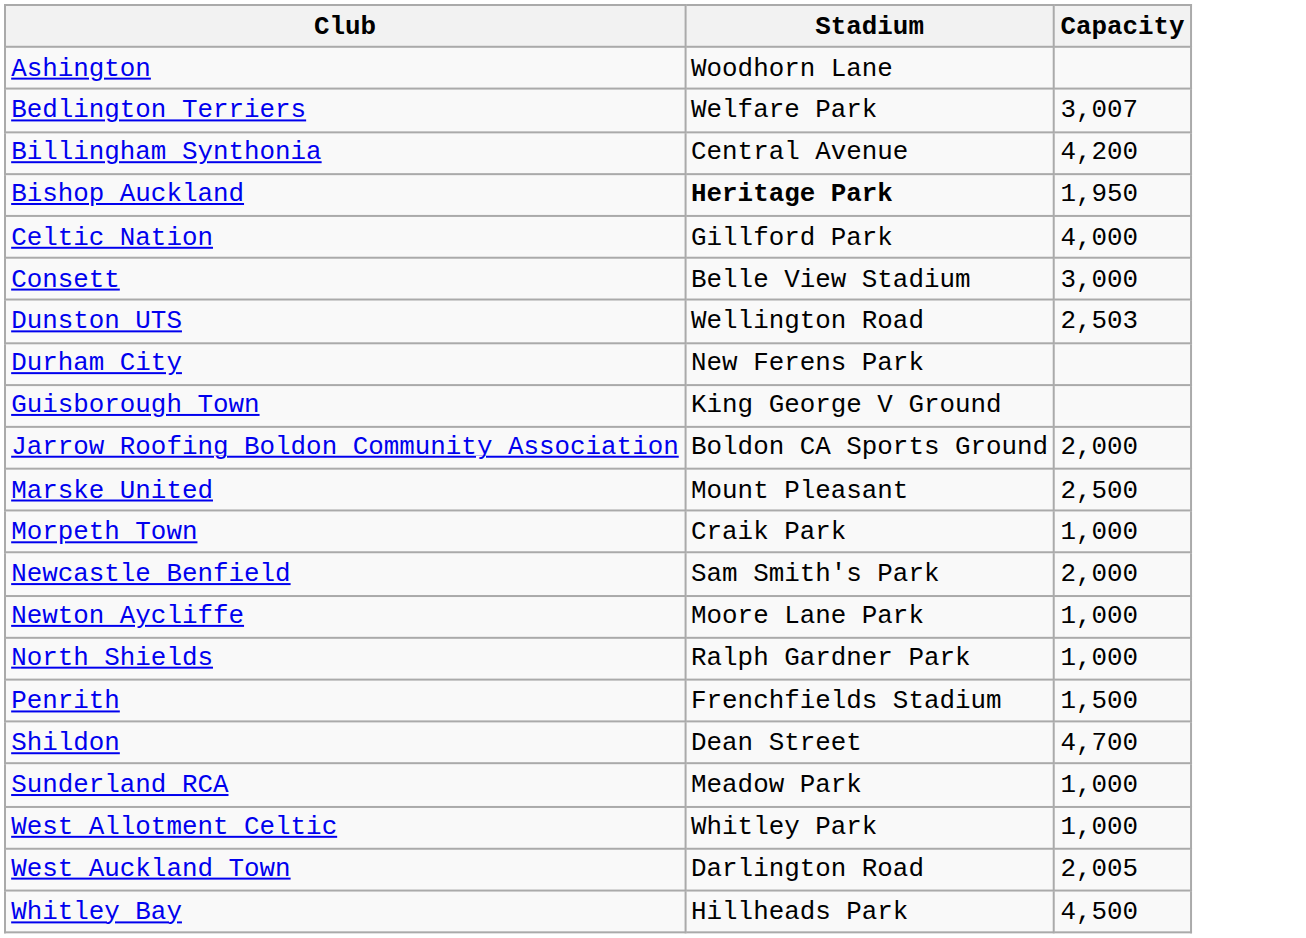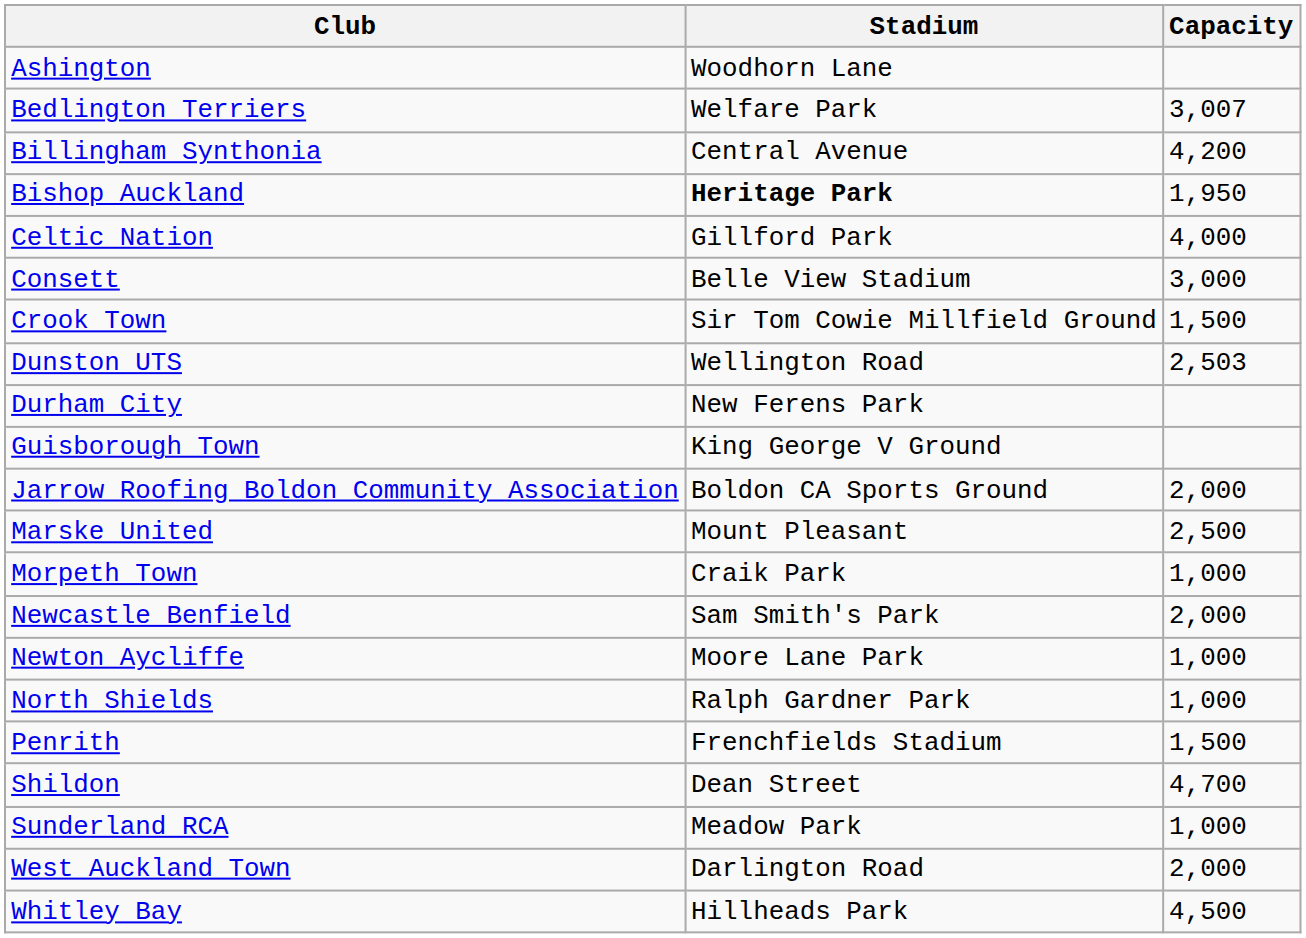+ row: (89, 321)
- row: (174, 827)
(1099, 869) 2,005 -> (1208, 869) 2,000
